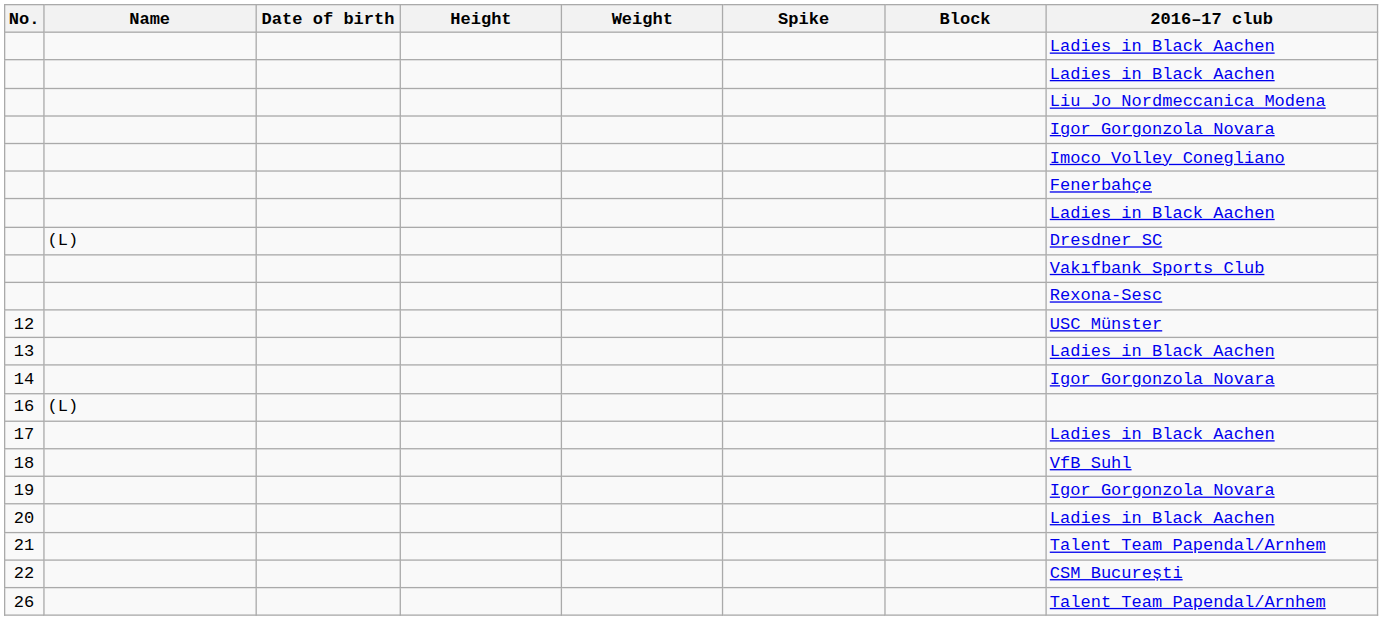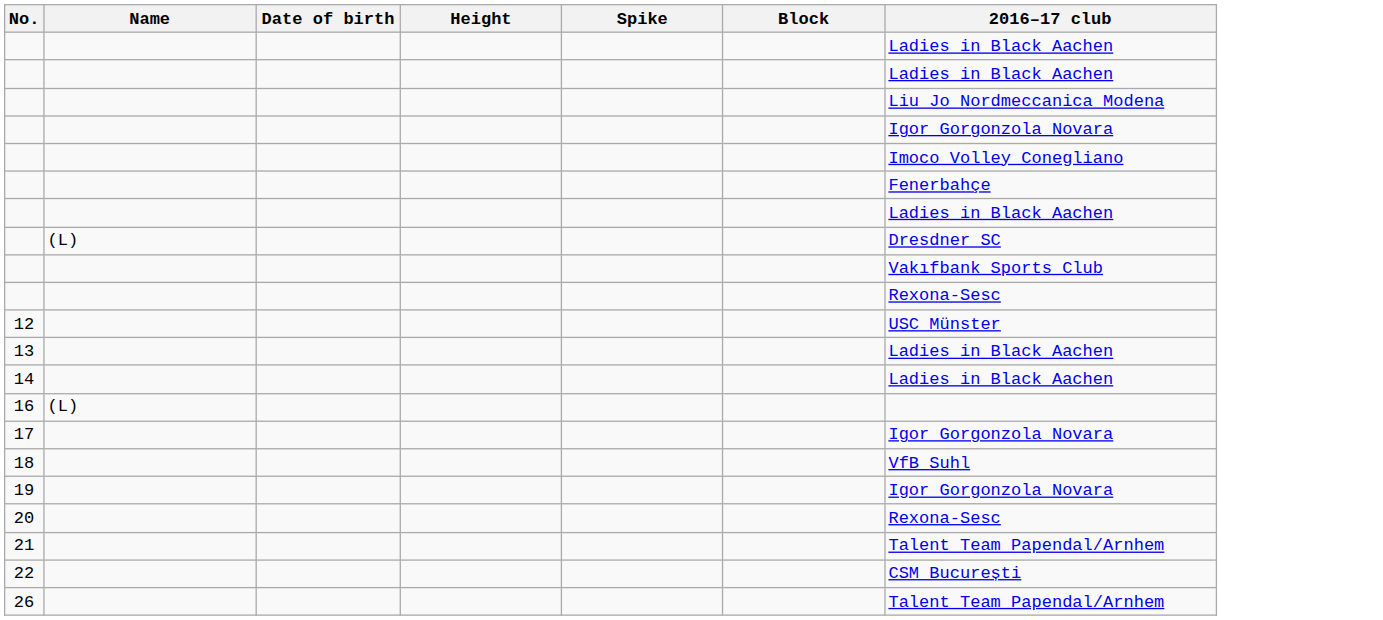- column: (642, 19)
(1162, 379) Igor Gorgonzola Novara -> (1001, 379) Ladies in Black Aachen
(1162, 435) Ladies in Black Aachen -> (1001, 435) Igor Gorgonzola Novara
(1162, 518) Ladies in Black Aachen -> (945, 518) Rexona-Sesc
